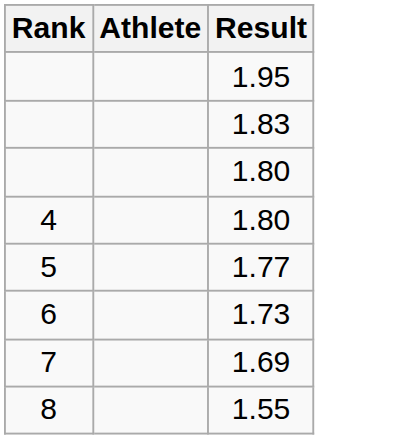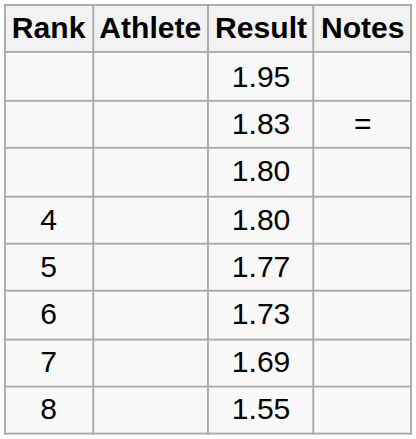+ column: (363, 28)
